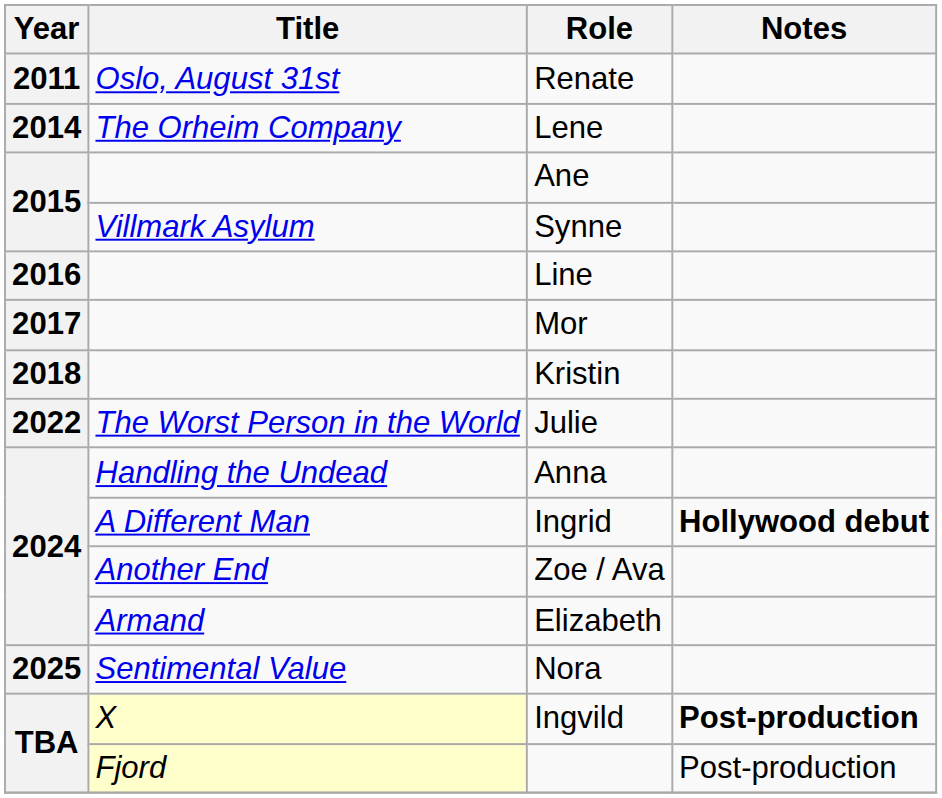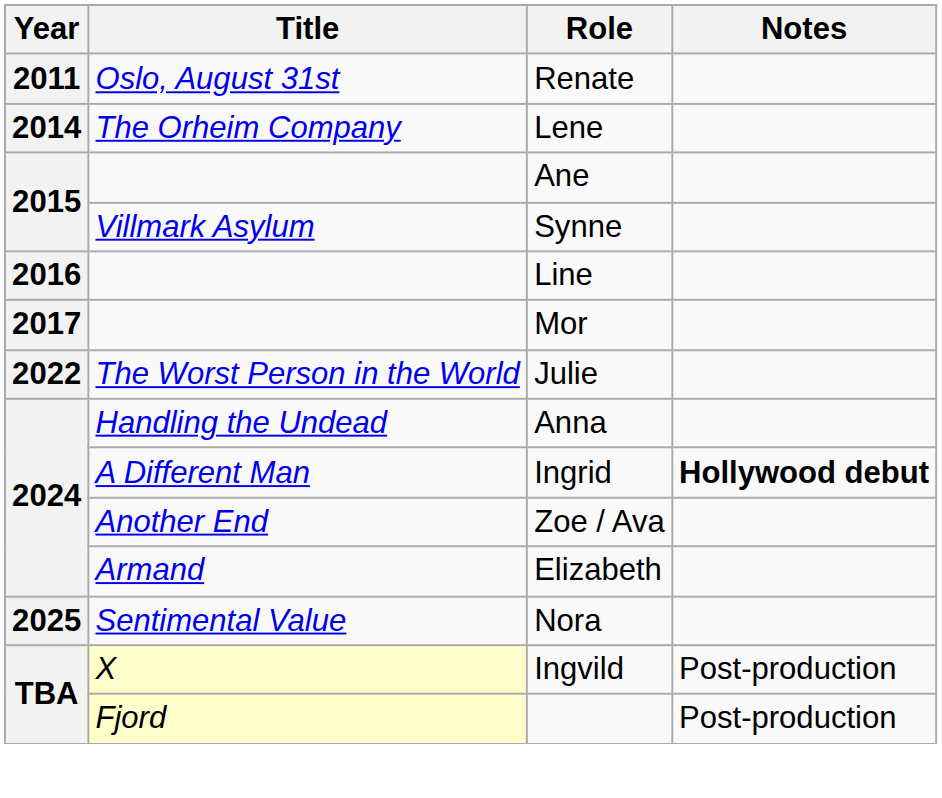- row: (308, 374)
(799, 718) bold -> (788, 669) normal
